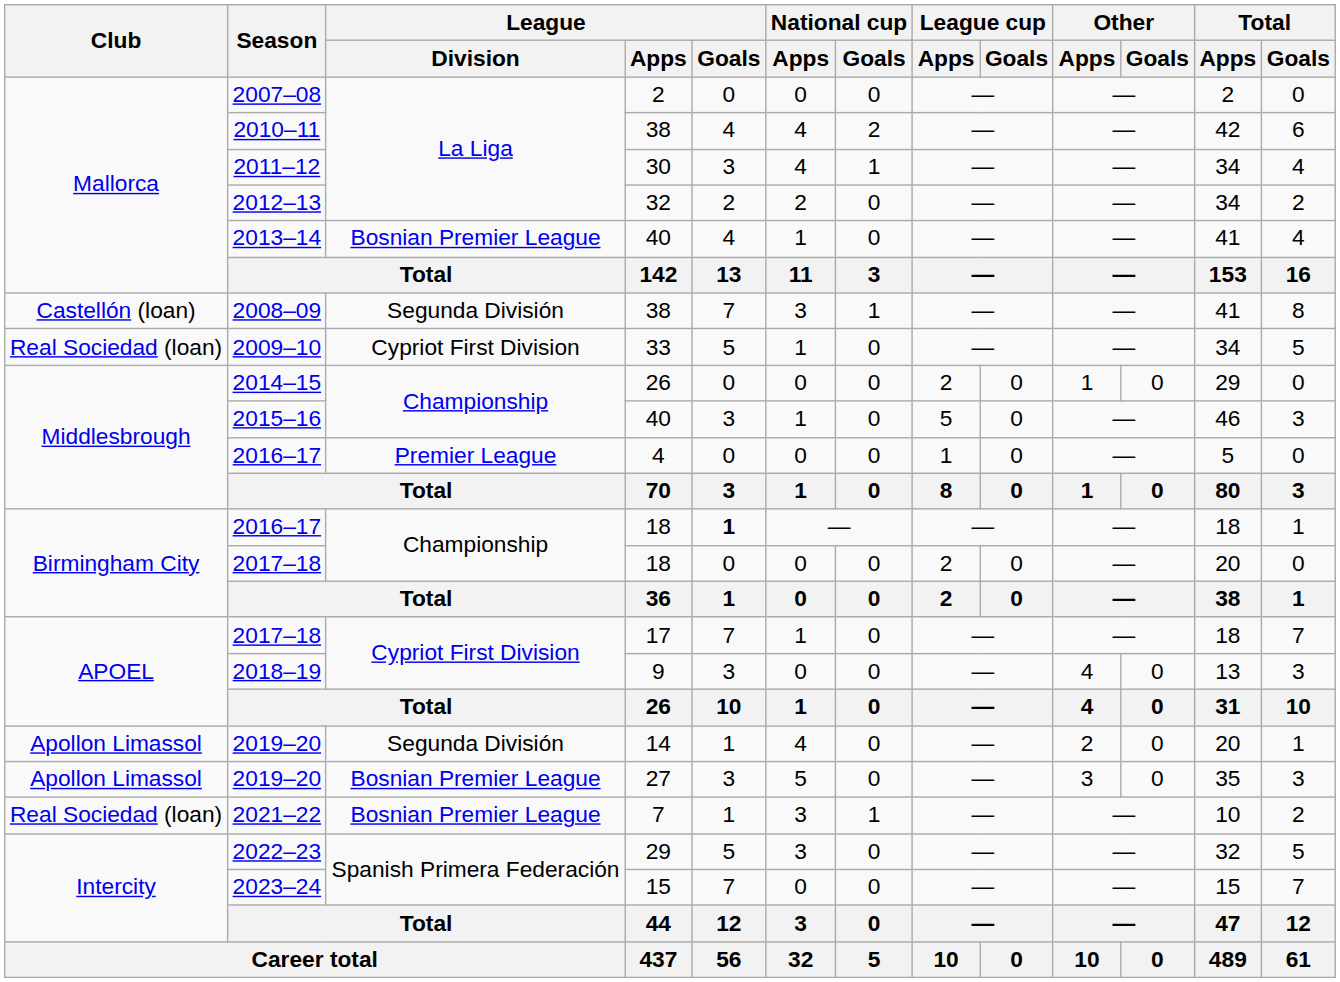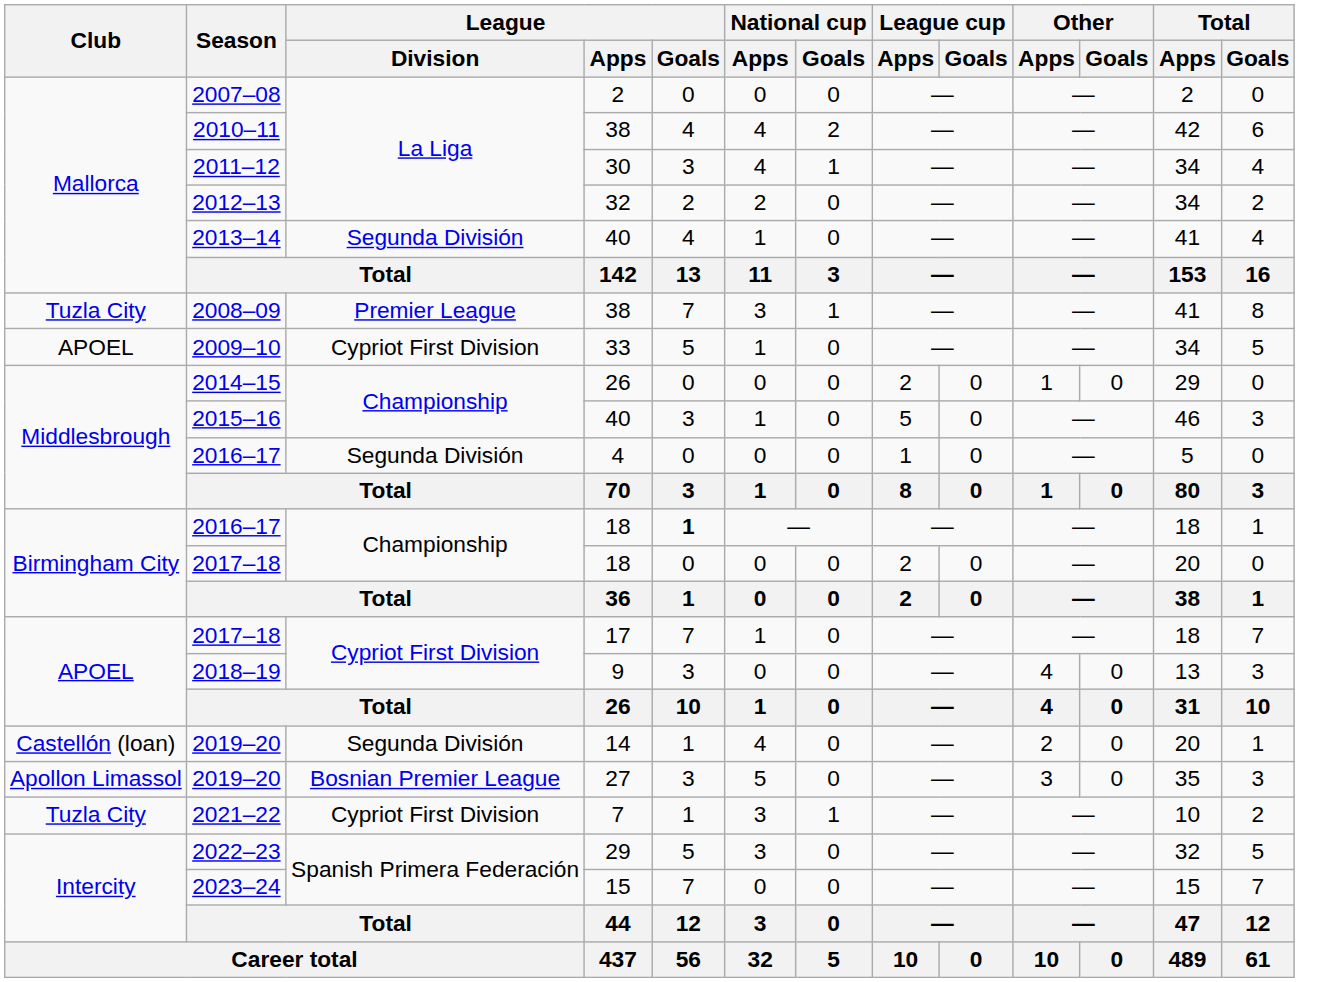(476, 238) Bosnian Premier League -> (435, 238) Segunda División
(116, 310) Castellón (loan) -> (96, 310) Tuzla City
(476, 310) Segunda División -> (435, 310) Premier League
(116, 346) Real Sociedad (loan) -> (96, 346) APOEL
(476, 454) Premier League -> (435, 454) Segunda División
(116, 743) Apollon Limassol -> (96, 743) Castellón (loan)
(116, 815) Real Sociedad (loan) -> (96, 815) Tuzla City
(476, 815) Bosnian Premier League -> (435, 815) Cypriot First Division
